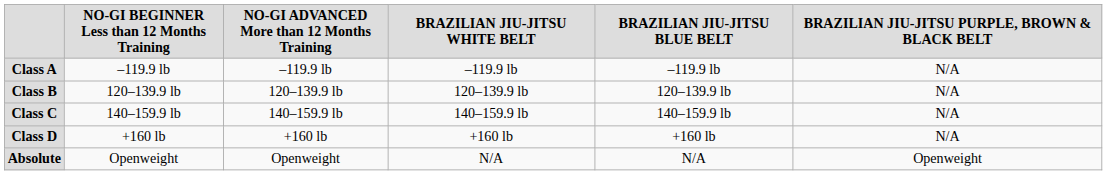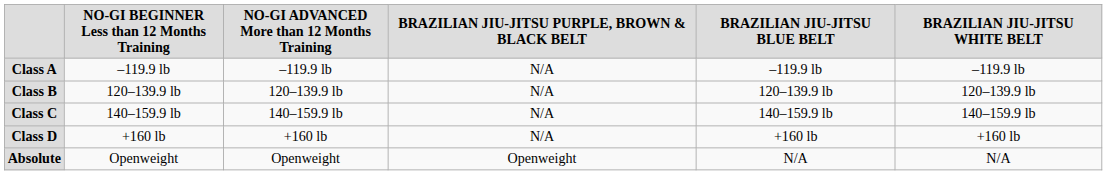columns swapped: (491, 31) <-> (948, 31)
